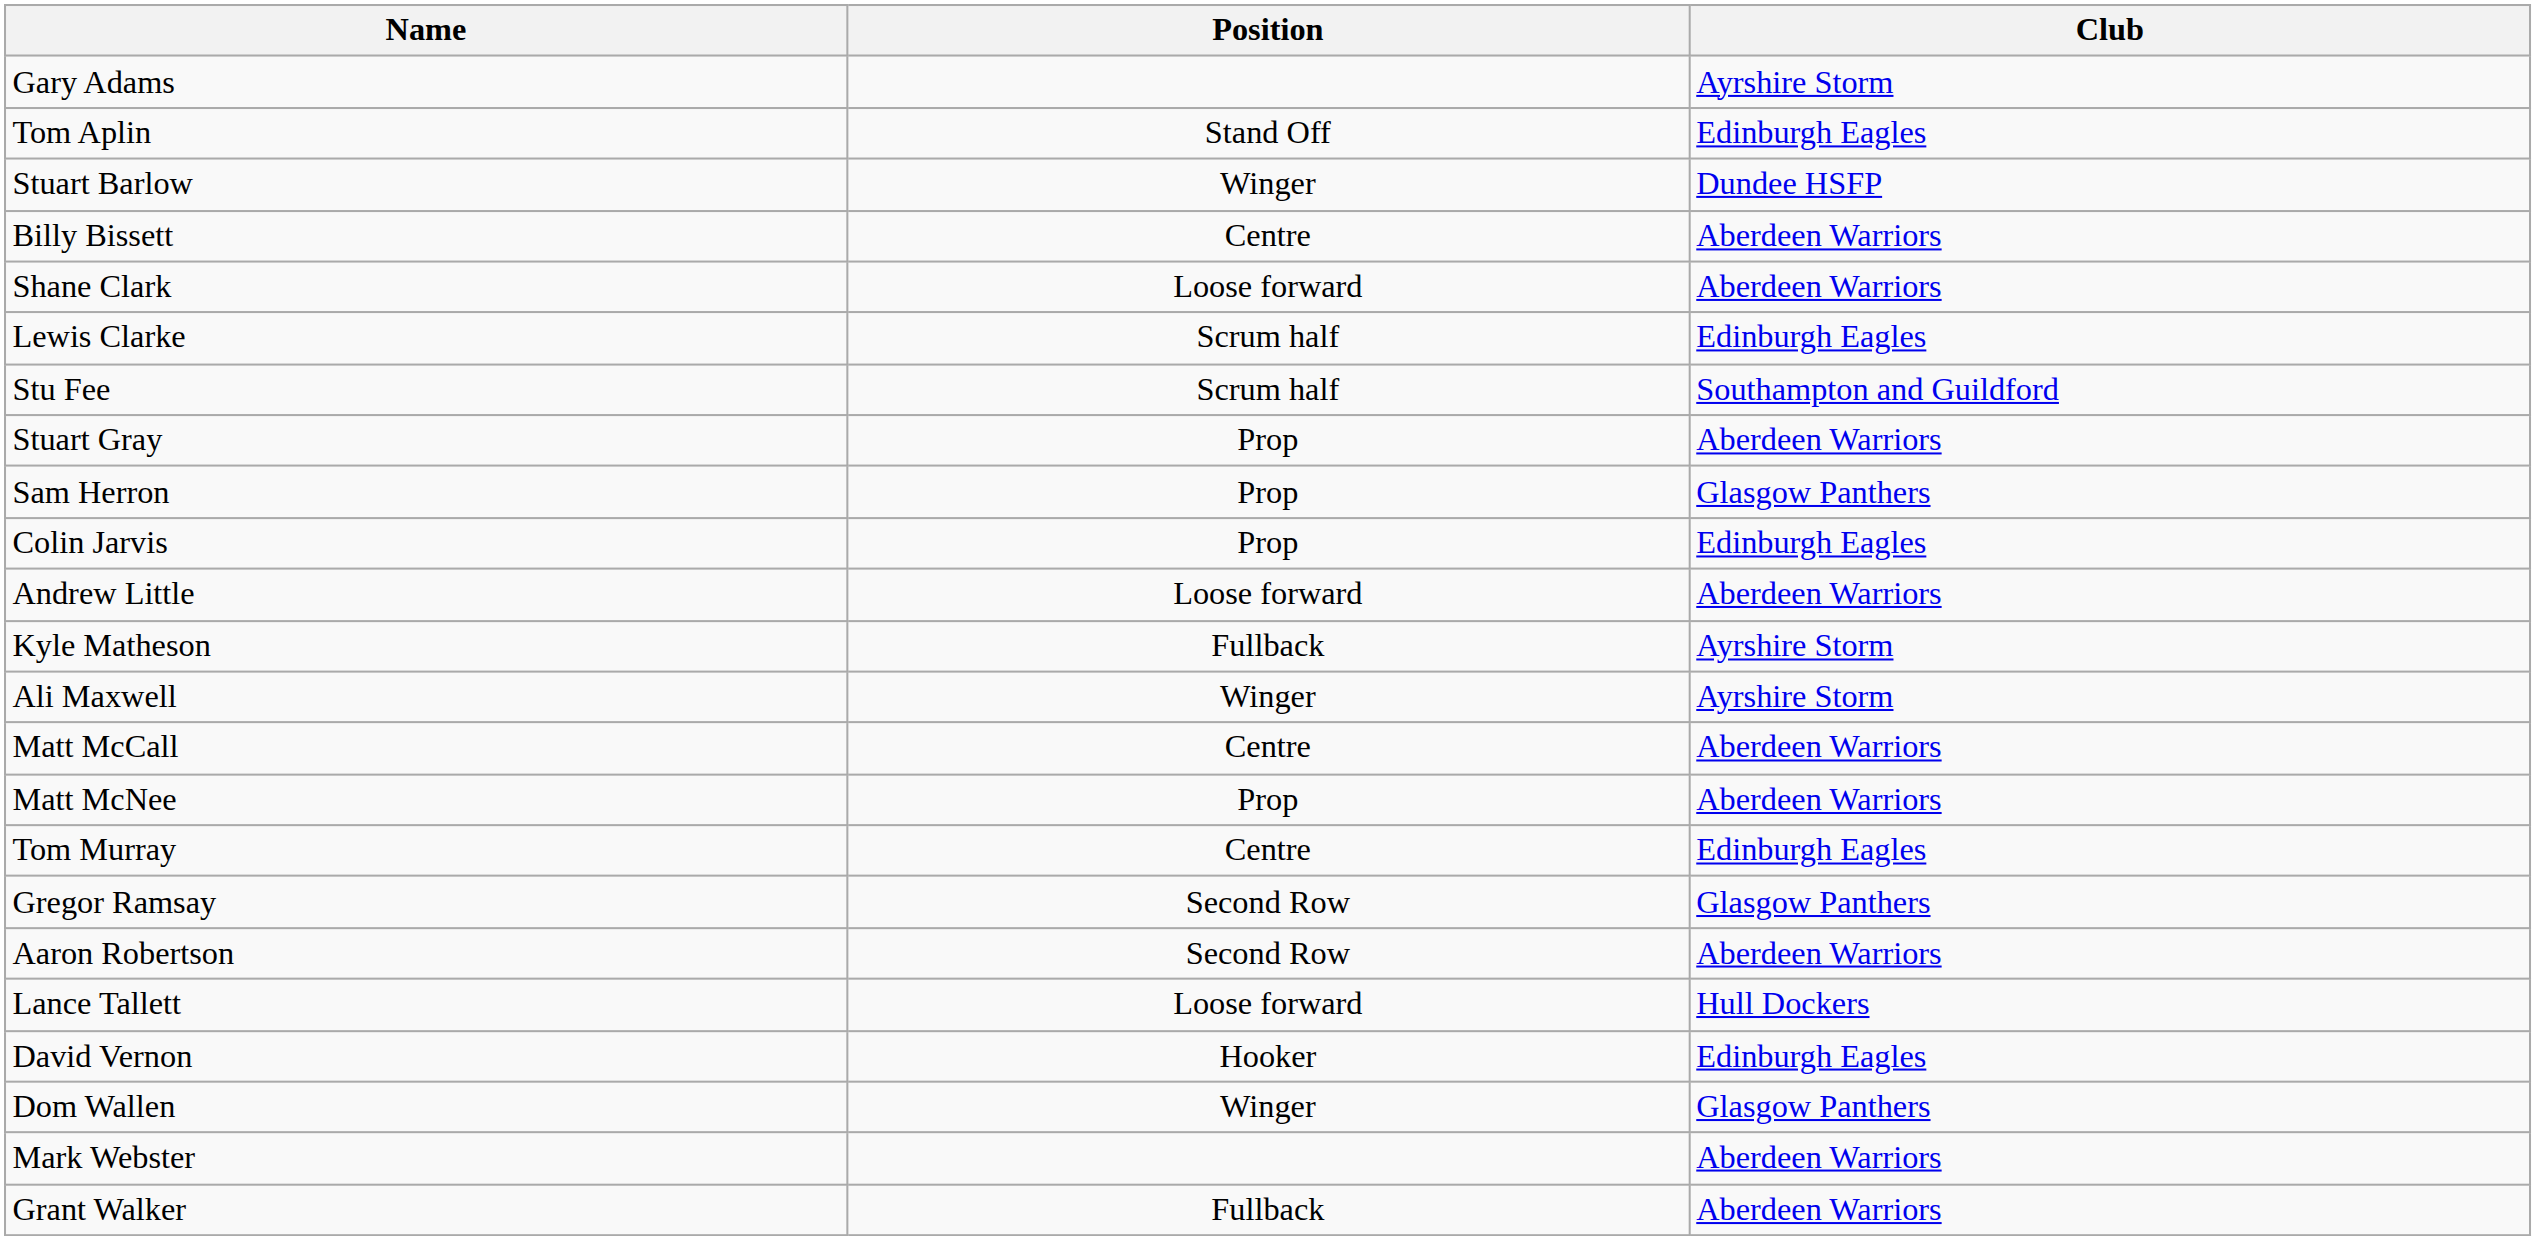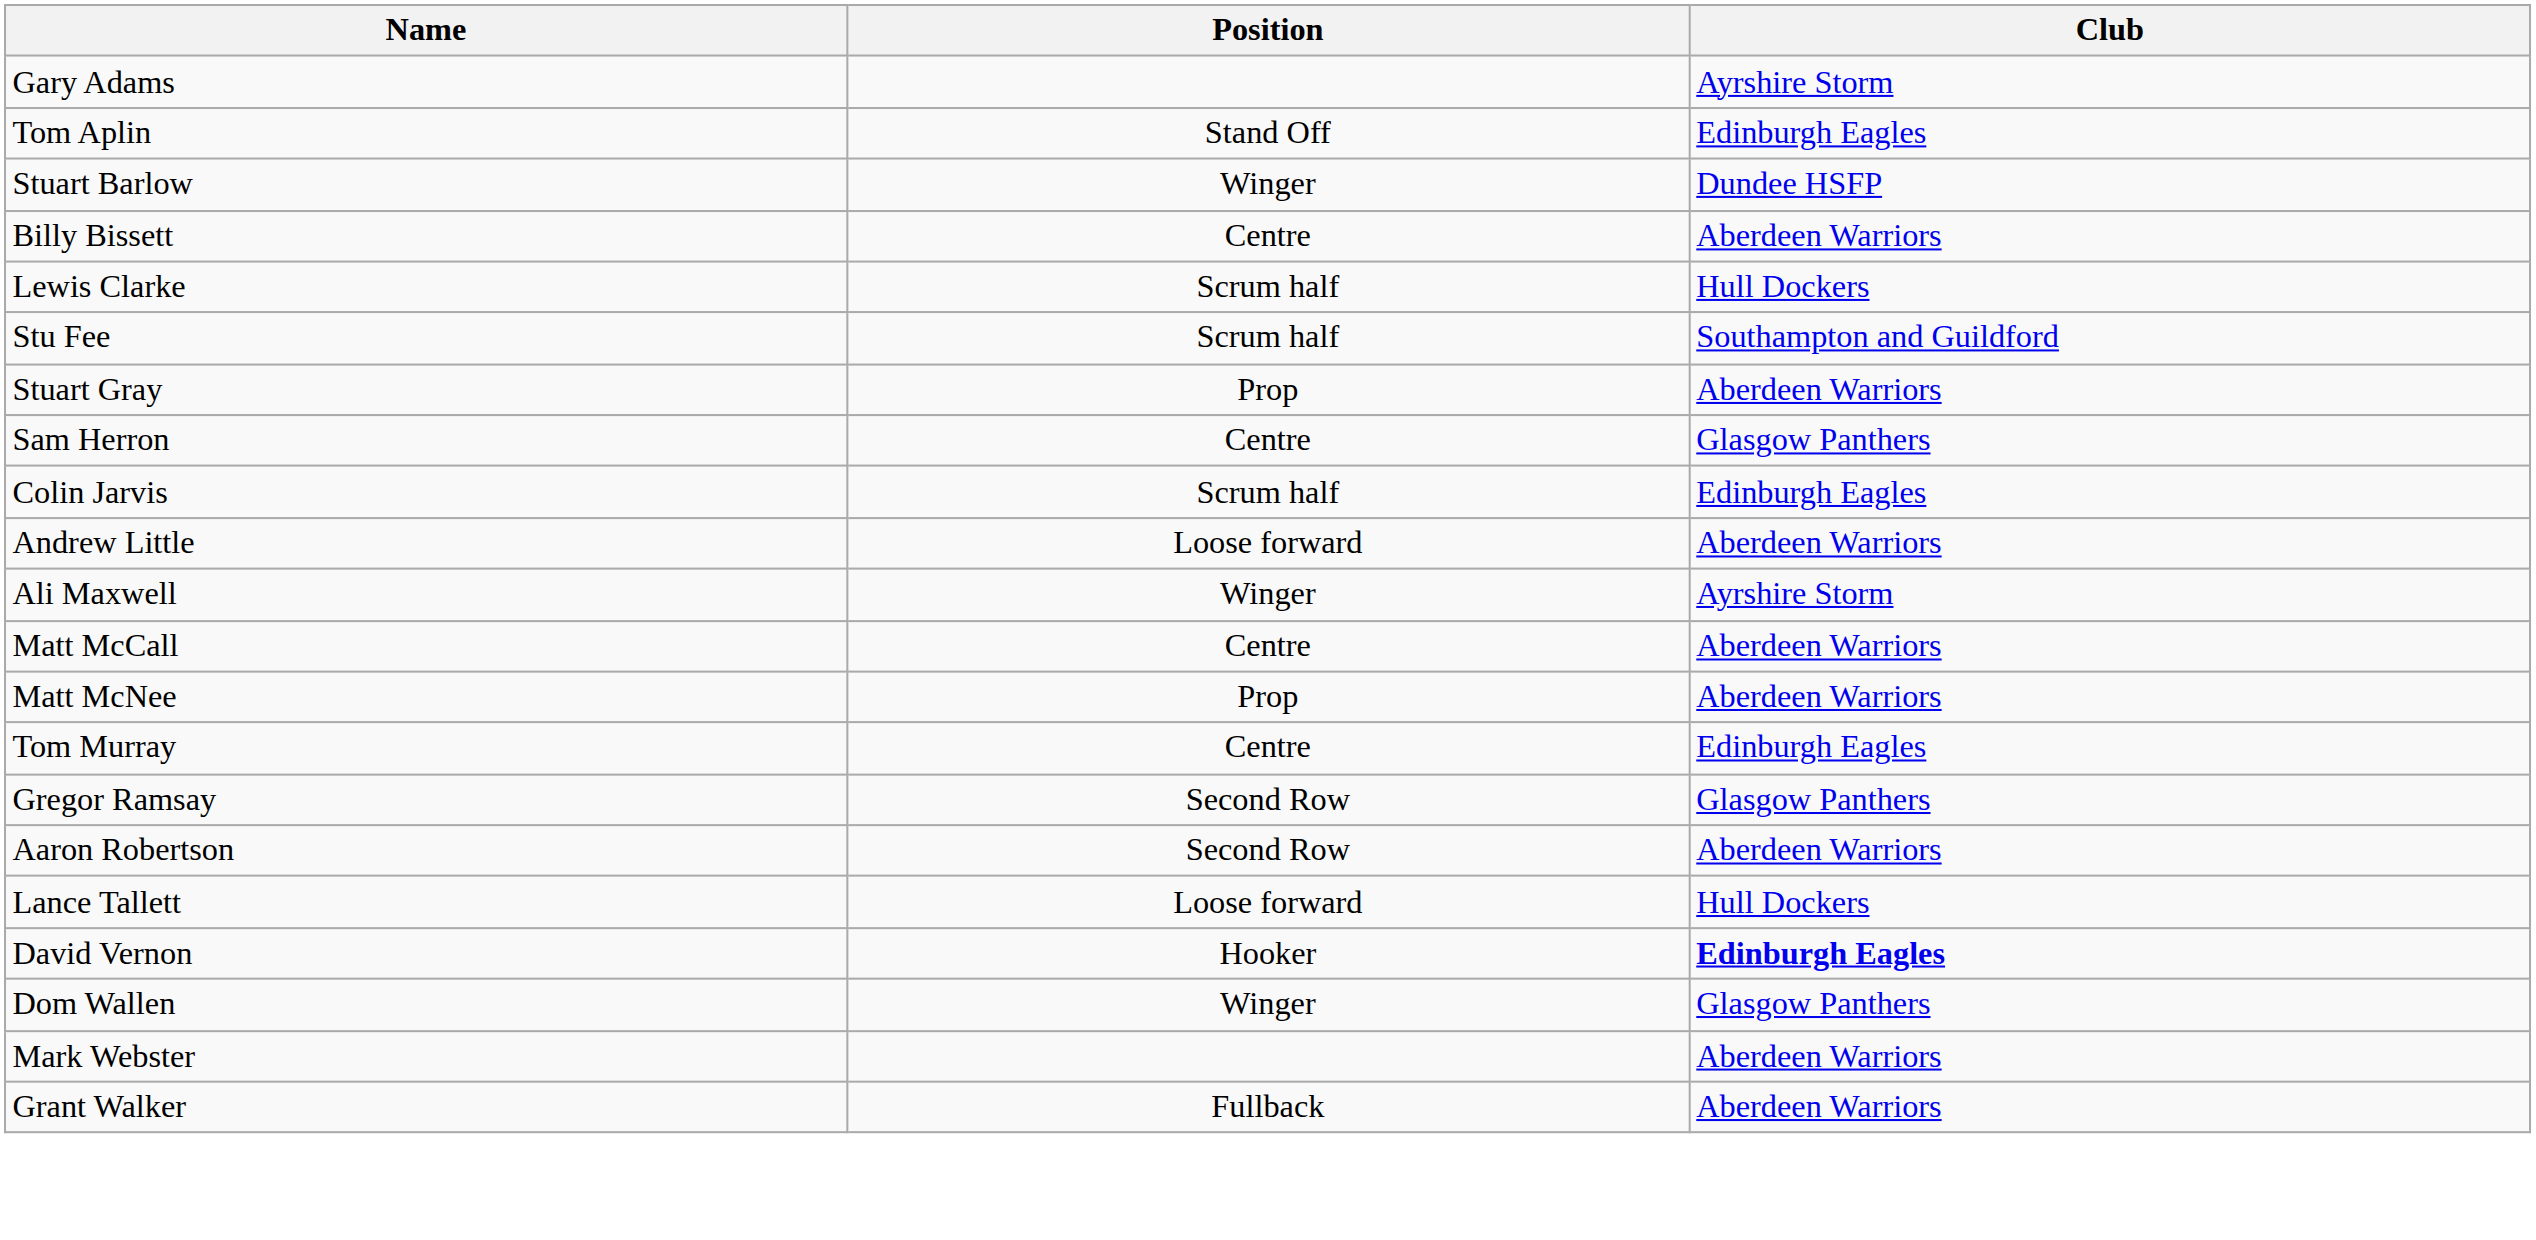- row: (92, 286)
(1811, 337) Edinburgh Eagles -> (1783, 286) Hull Dockers
(1268, 491) Prop -> (1268, 440) Centre
(1268, 542) Prop -> (1268, 491) Scrum half
- row: (112, 645)
(1811, 1055) normal -> (1821, 952) bold
